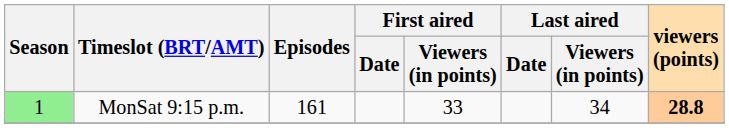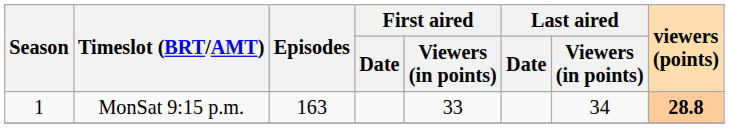(39, 107) lightgreen background -> (39, 107) no background
(312, 107) 161 -> (312, 107) 163
